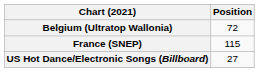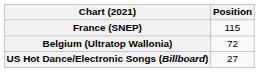rows swapped: (107, 28) <-> (107, 43)
